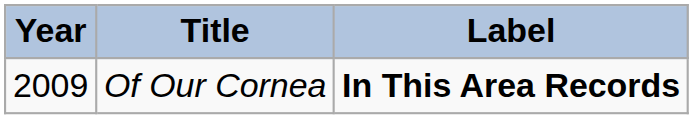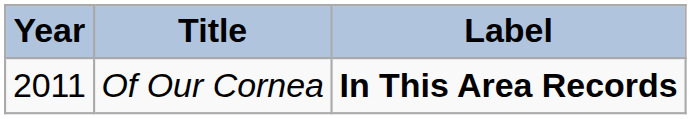(51, 85) 2009 -> (49, 85) 2011
